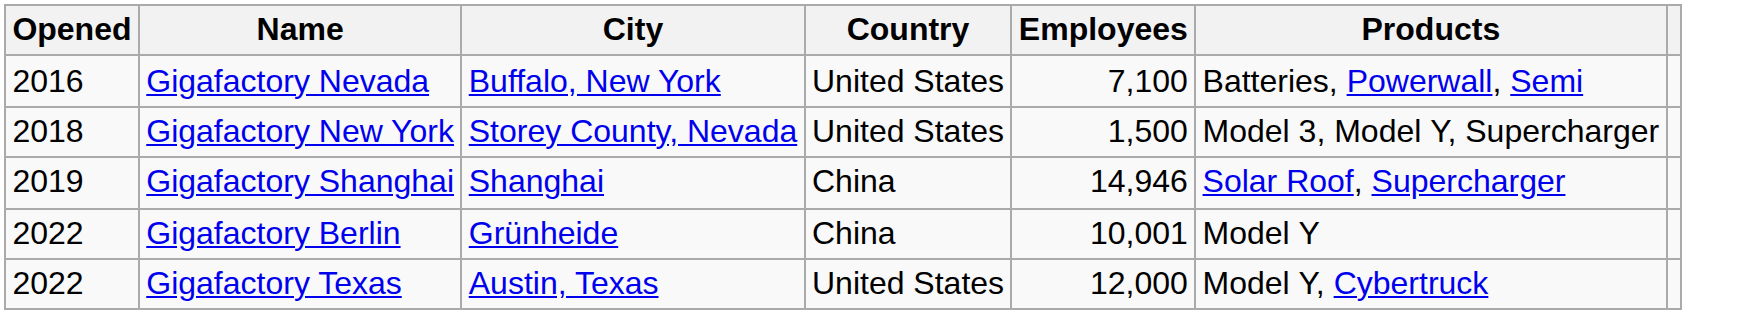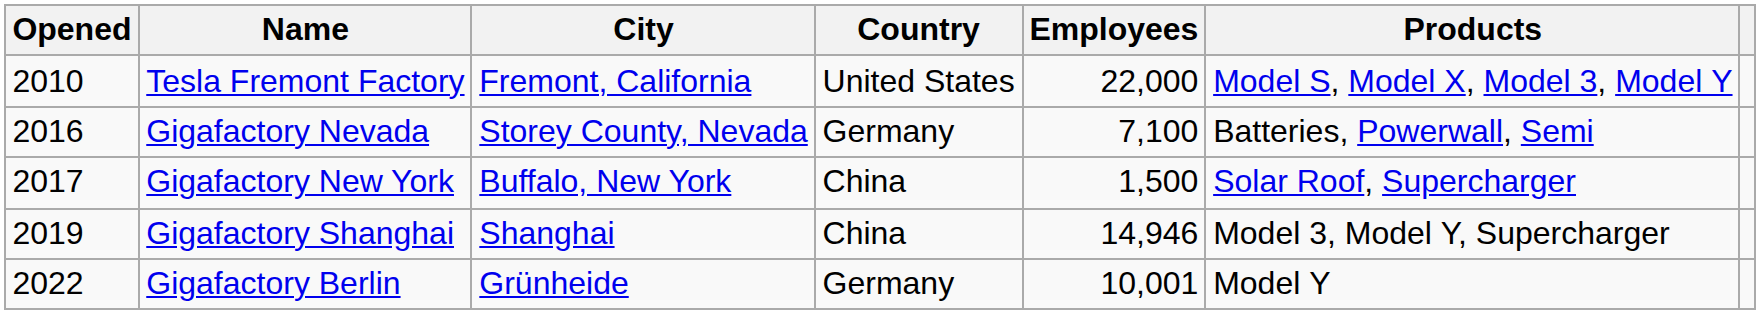+ row: (305, 80)
(595, 80) Buffalo, New York -> (644, 131) Storey County, Nevada
(908, 80) United States -> (888, 131) Germany
(48, 131) 2018 -> (48, 182) 2017
(633, 131) Storey County, Nevada -> (605, 182) Buffalo, New York
(908, 131) United States -> (864, 182) China
(1431, 131) Model 3, Model Y, Supercharger -> (1395, 182) Solar Roof, Supercharger
(1384, 182) Solar Roof, Supercharger -> (1441, 232) Model 3, Model Y, Supercharger
(854, 232) China -> (888, 283) Germany
- row: (274, 283)
